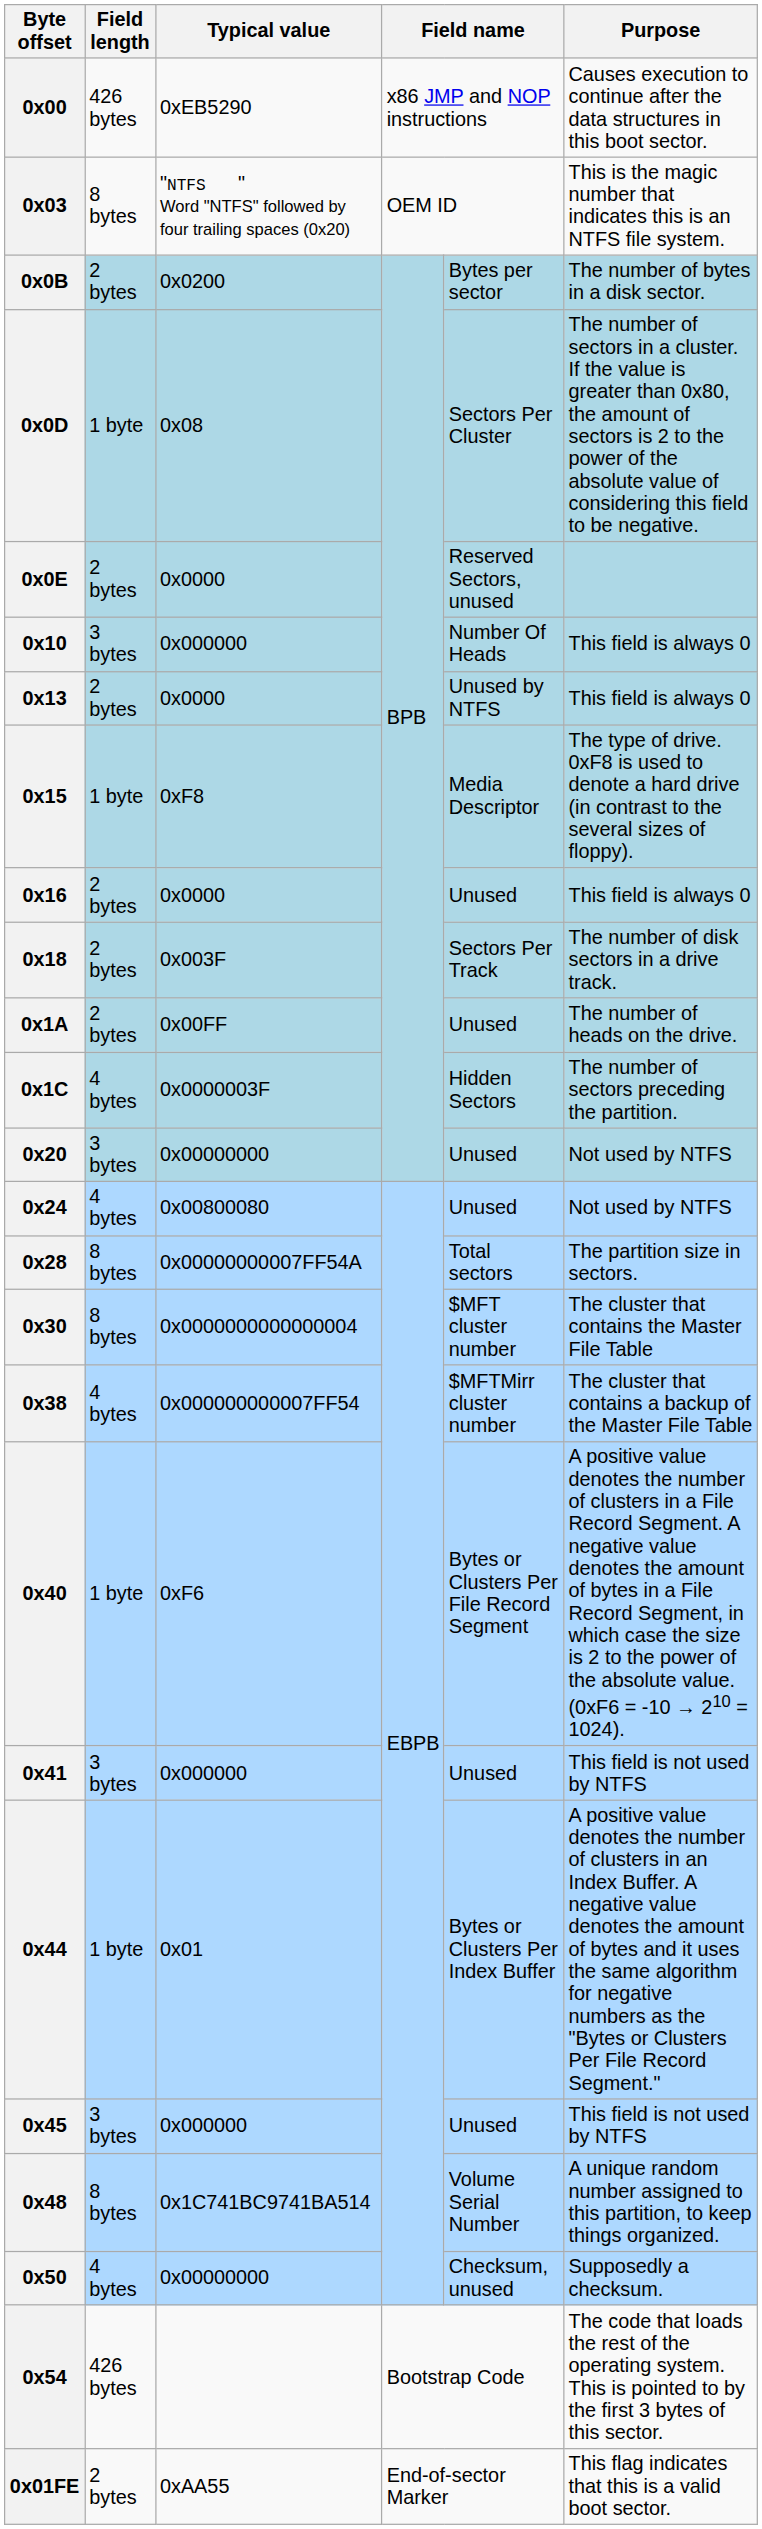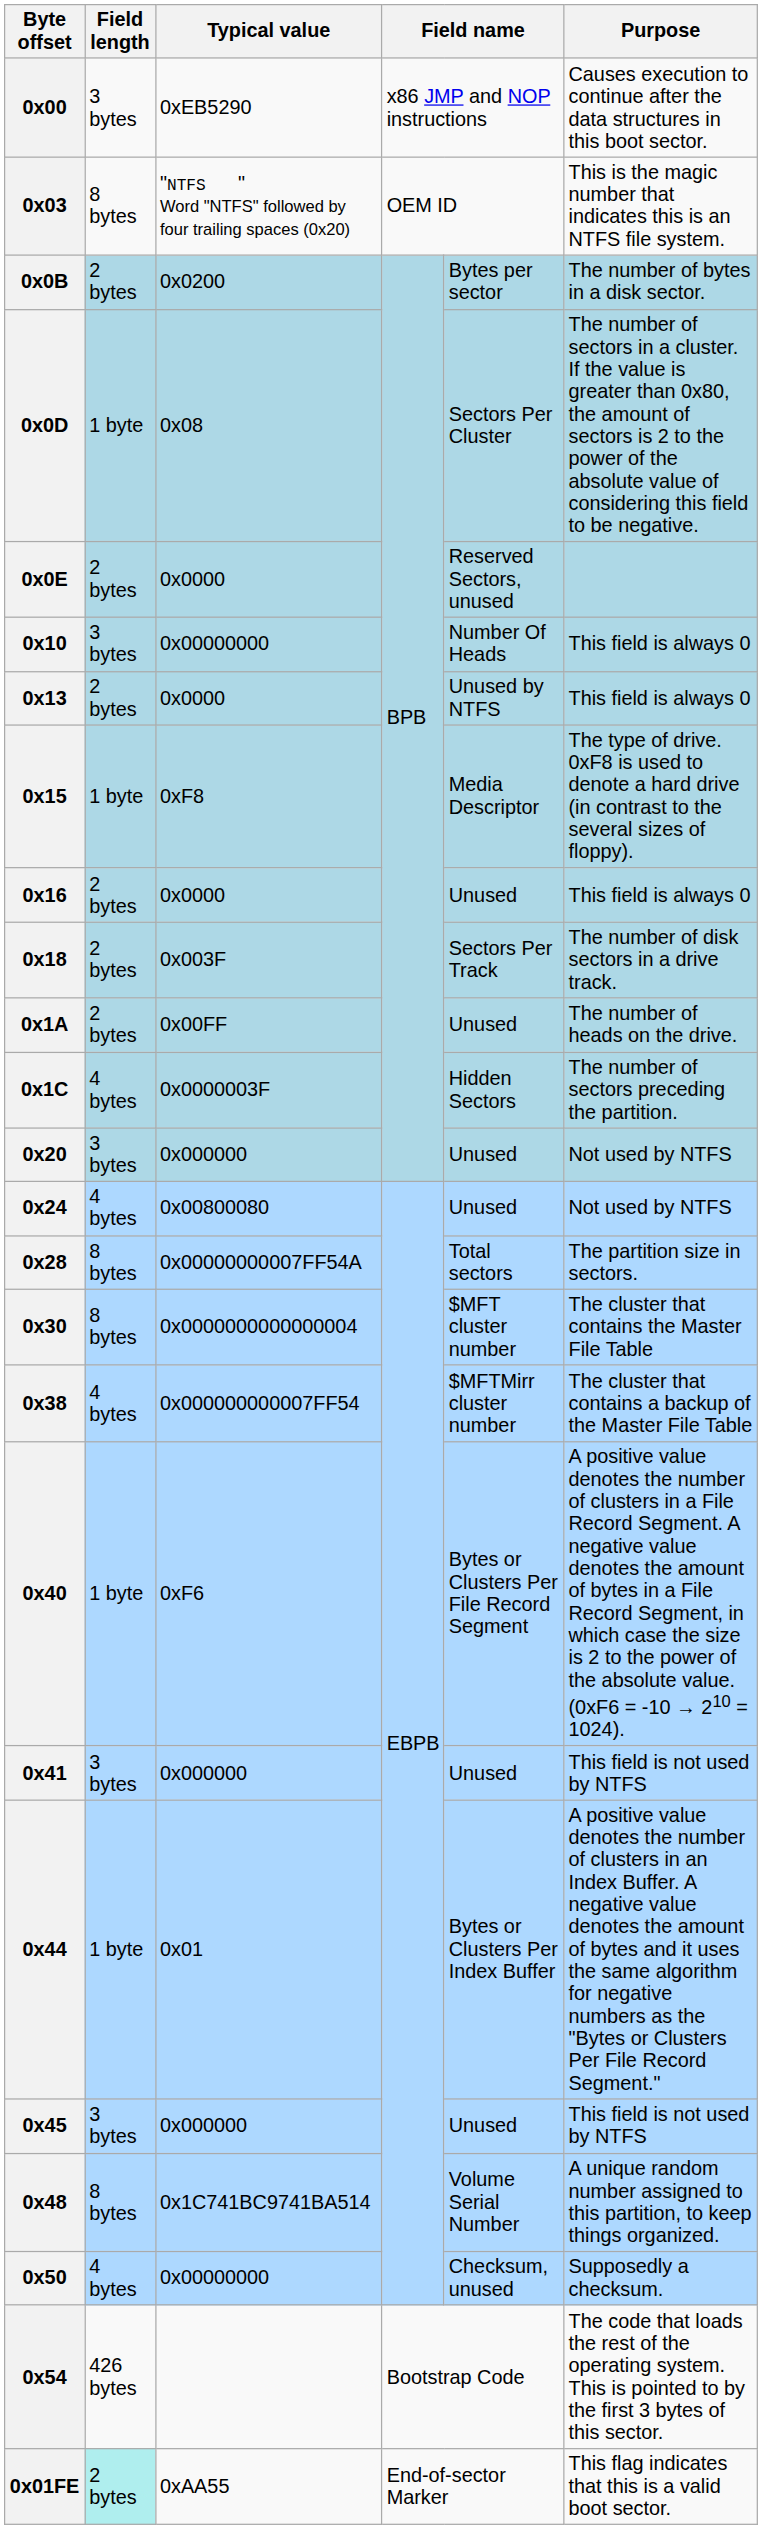(113, 107) 426 bytes -> (113, 107) 3 bytes
(204, 644) 0x000000 -> (215, 644) 0x00000000
(215, 1154) 0x00000000 -> (204, 1154) 0x000000
(113, 2486) no background -> (113, 2486) paleturquoise background
